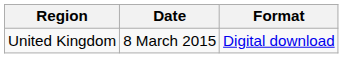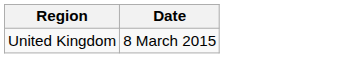- column: (279, 16)
